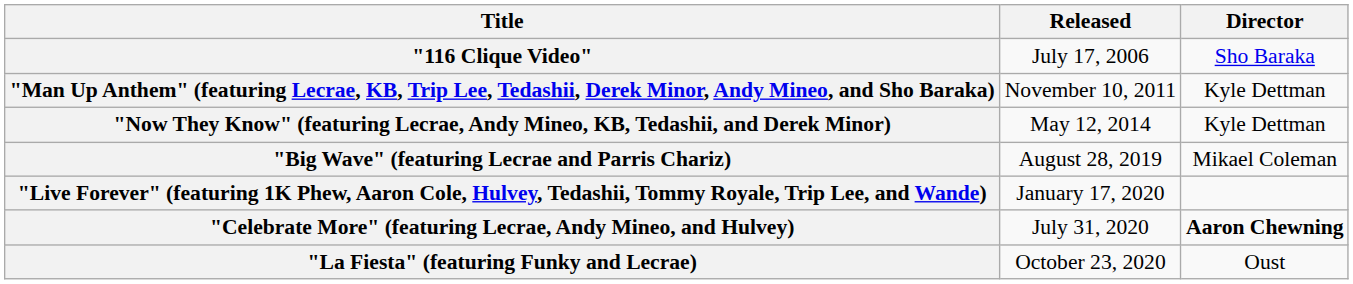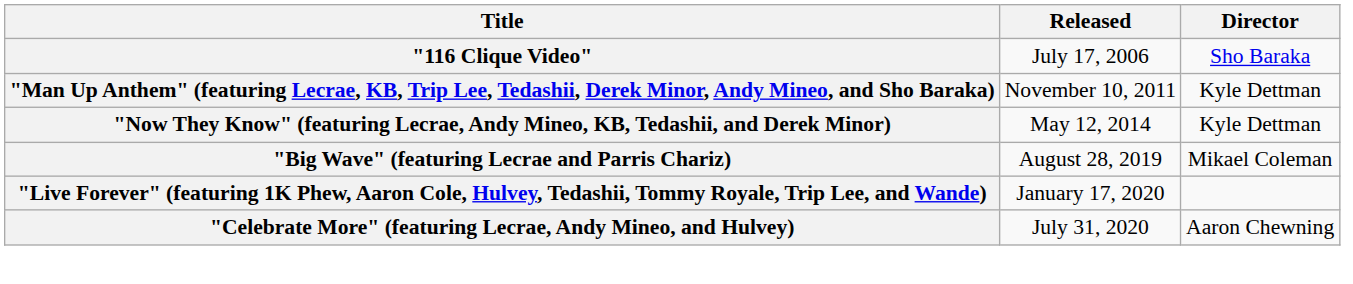(1265, 227) bold -> (1260, 227) normal
- row: (502, 261)
